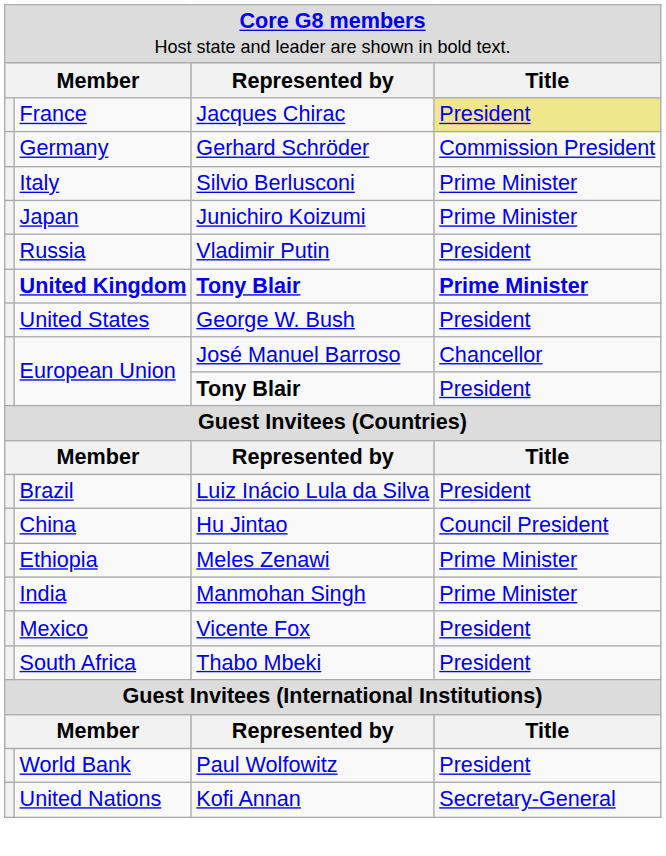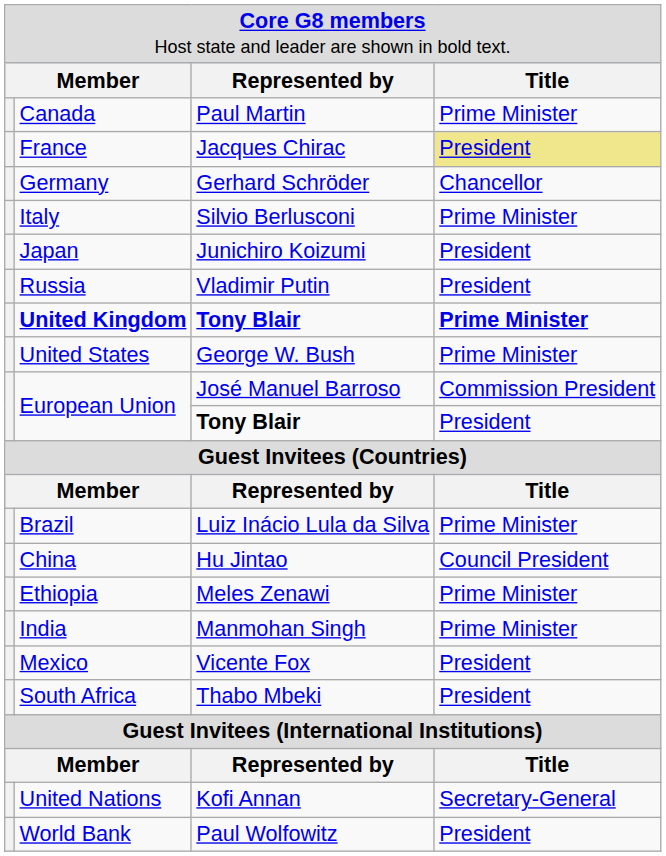+ row: (57, 114)
(547, 148) Commission President -> (491, 182) Chancellor
(508, 217) Prime Minister -> (485, 251) President
(485, 319) President -> (508, 354) Prime Minister
(491, 354) Chancellor -> (547, 388) Commission President
(485, 491) President -> (508, 525) Prime Minister
rows swapped: (90, 799) <-> (75, 765)
